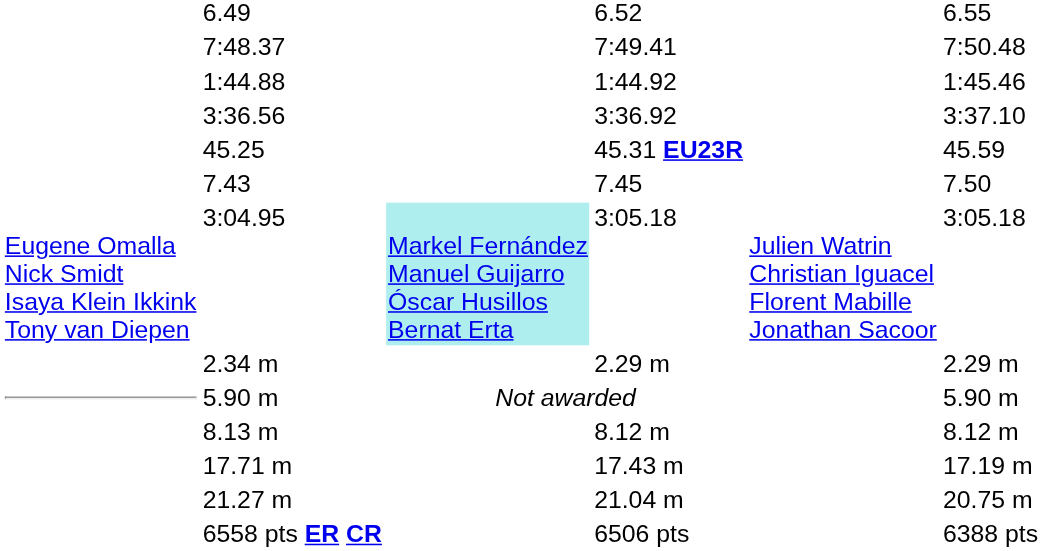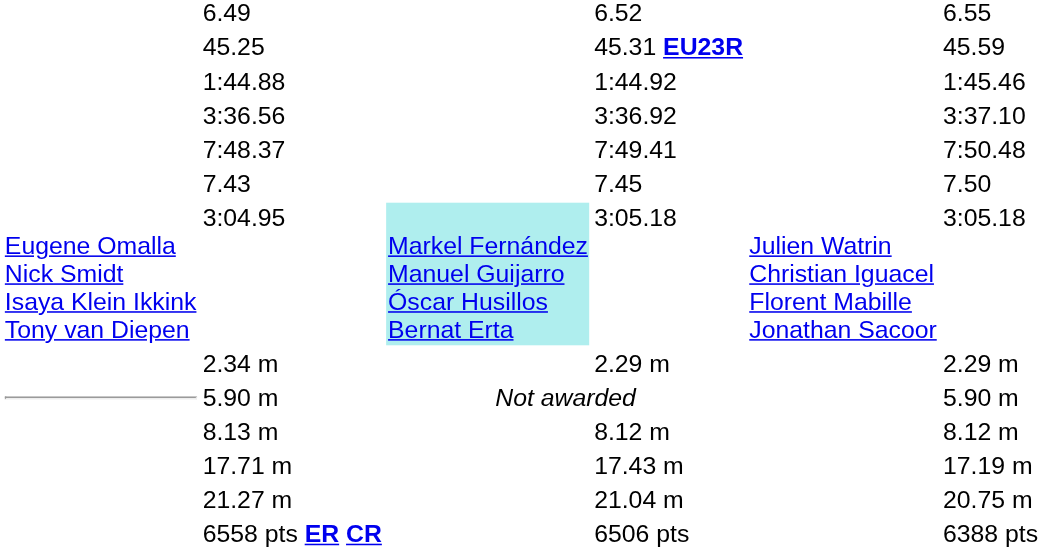rows swapped: (234, 149) <-> (244, 47)
